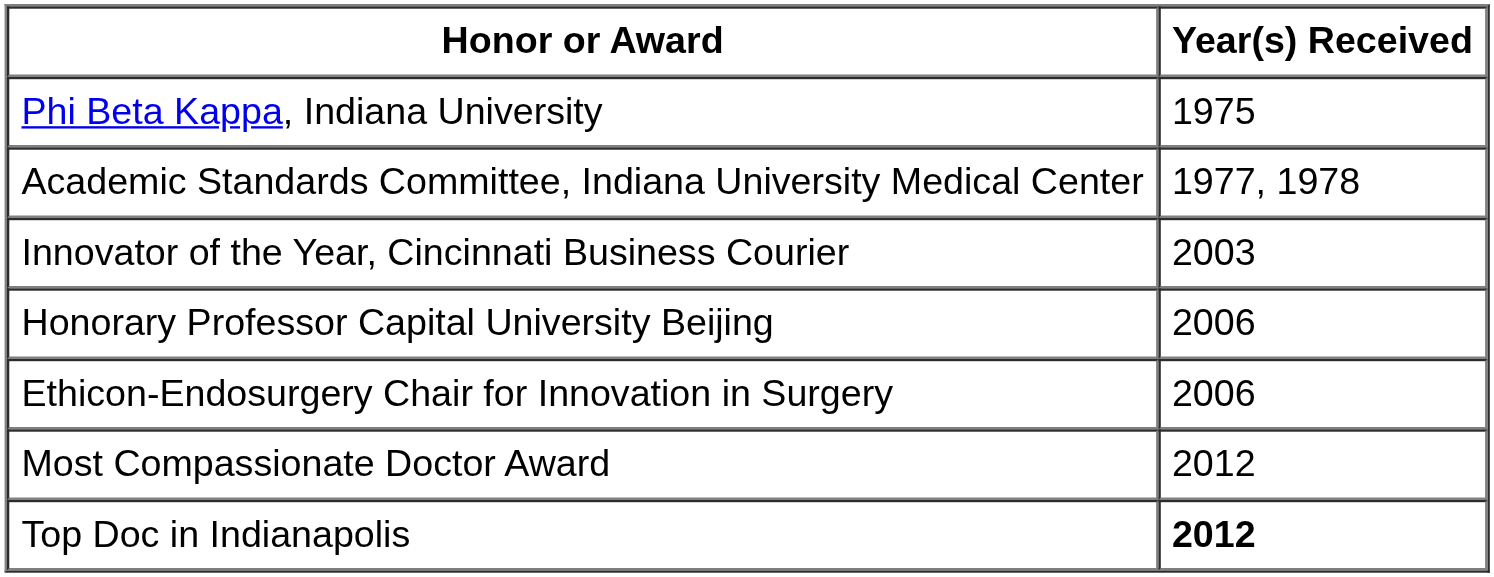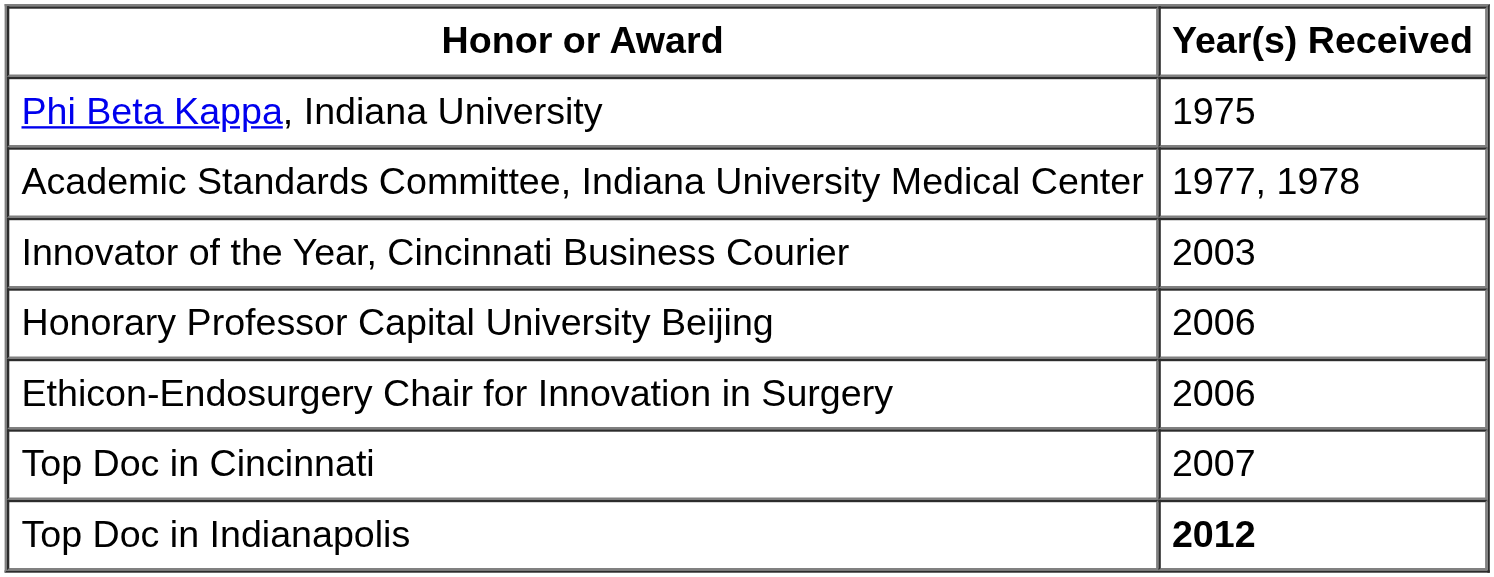+ row: (198, 463)
- row: (316, 463)
